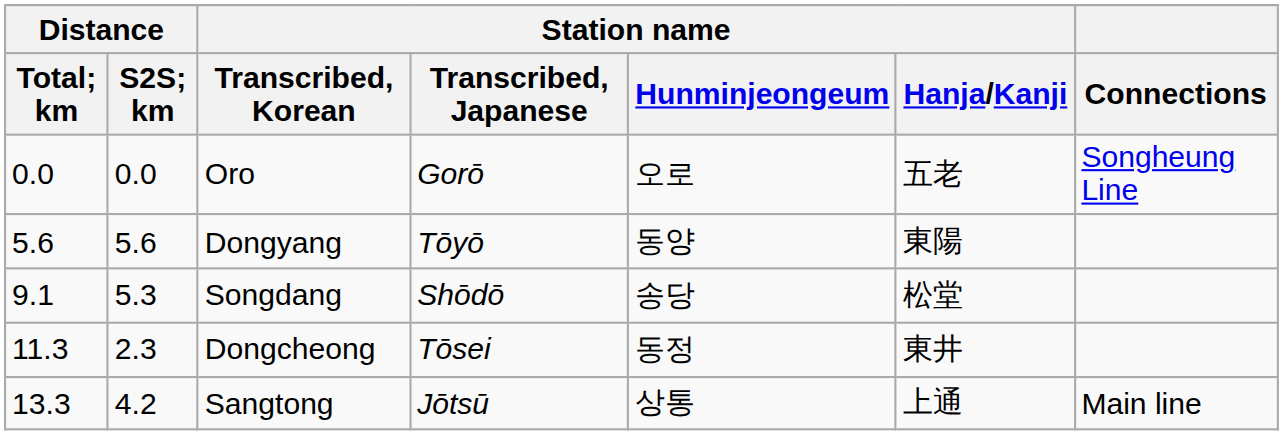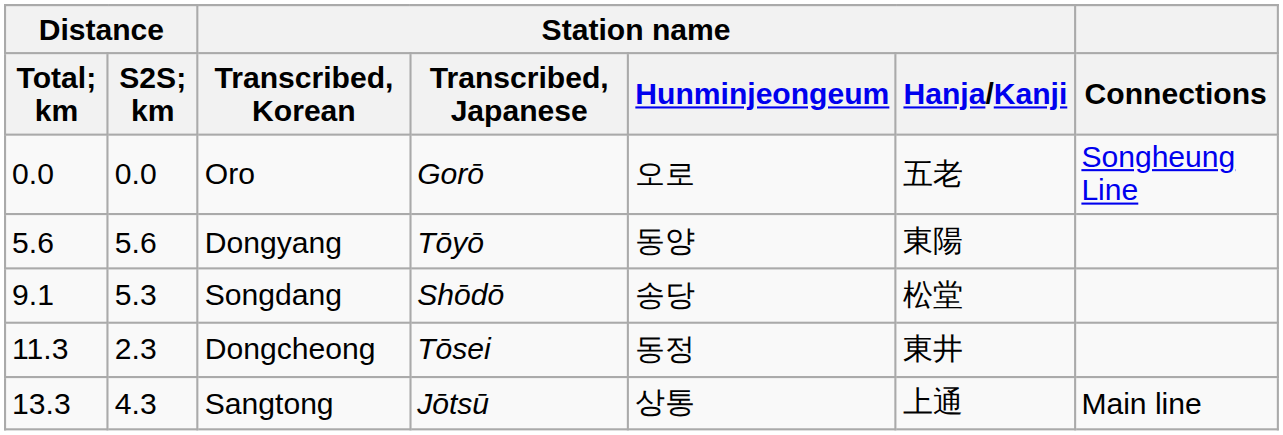(136, 403) 4.2 -> (136, 403) 4.3
